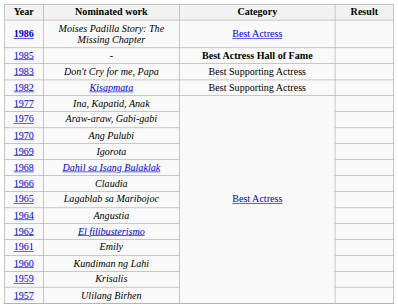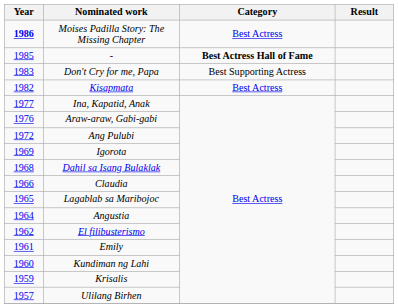(257, 87) Best Supporting Actress -> (257, 87) Best Actress
(24, 135) 1970 -> (24, 135) 1972
